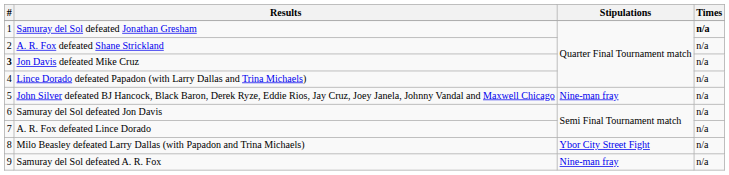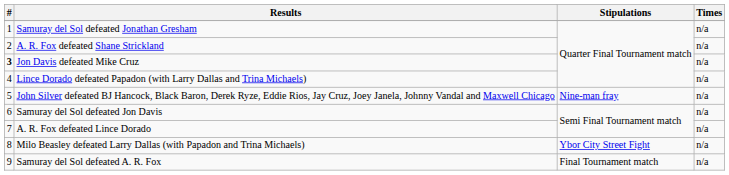(703, 28) bold -> (702, 28) normal
(589, 161) Nine-man fray -> (609, 161) Final Tournament match
